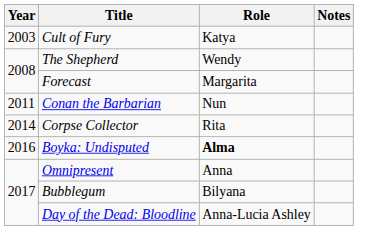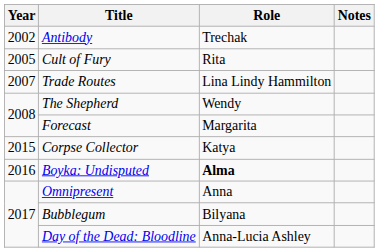+ row: (67, 37)
(22, 37) 2003 -> (22, 59) 2005
(219, 37) Katya -> (214, 59) Rita
+ row: (79, 81)
- row: (101, 103)
(22, 125) 2014 -> (22, 147) 2015
(214, 125) Rita -> (219, 147) Katya
